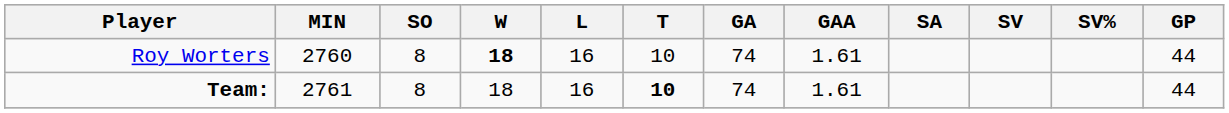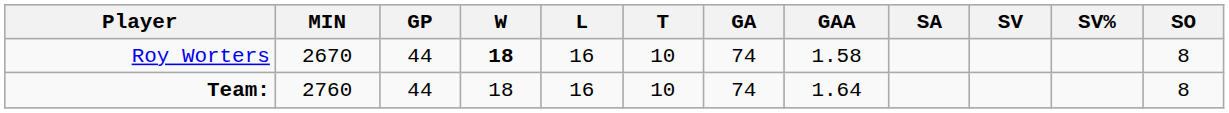columns swapped: (1184, 22) <-> (420, 22)
(327, 56) 2760 -> (327, 56) 2670
(837, 56) 1.61 -> (837, 56) 1.58
(327, 90) 2761 -> (327, 90) 2760
(663, 90) bold -> (663, 90) normal
(837, 90) 1.61 -> (837, 90) 1.64
